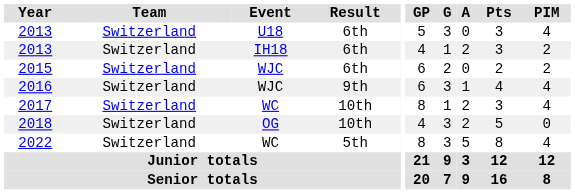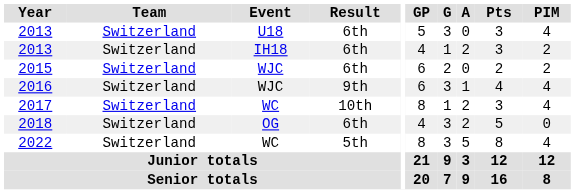(355, 124) 10th -> (355, 124) 6th
